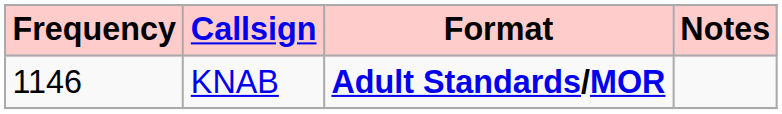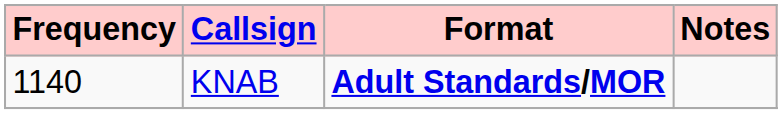(47, 81) 1146 -> (47, 81) 1140
